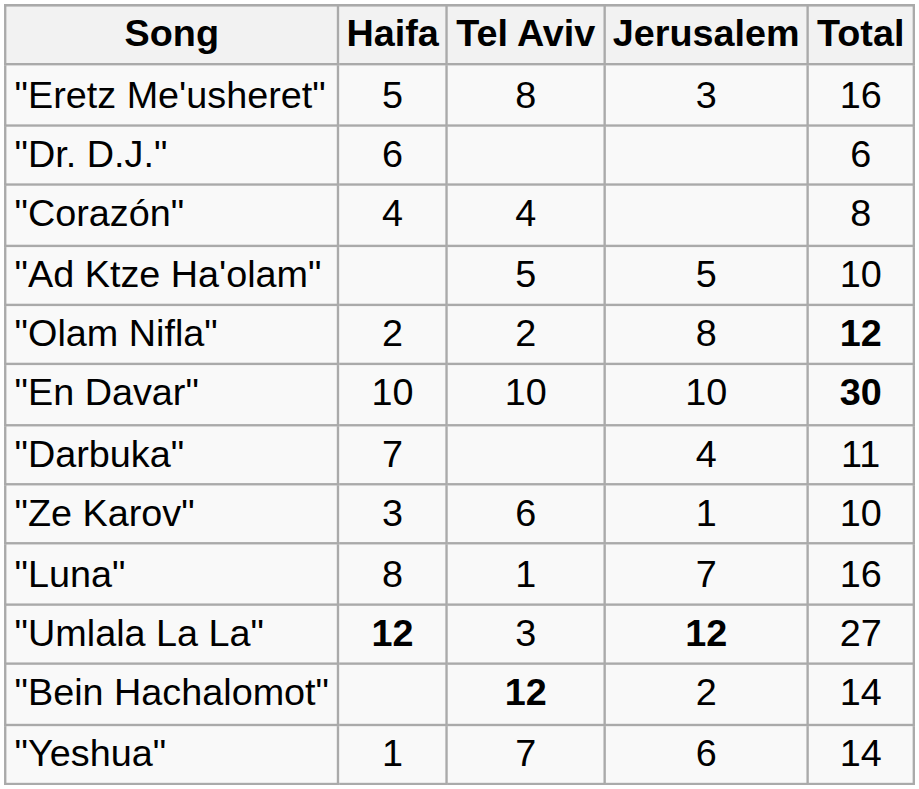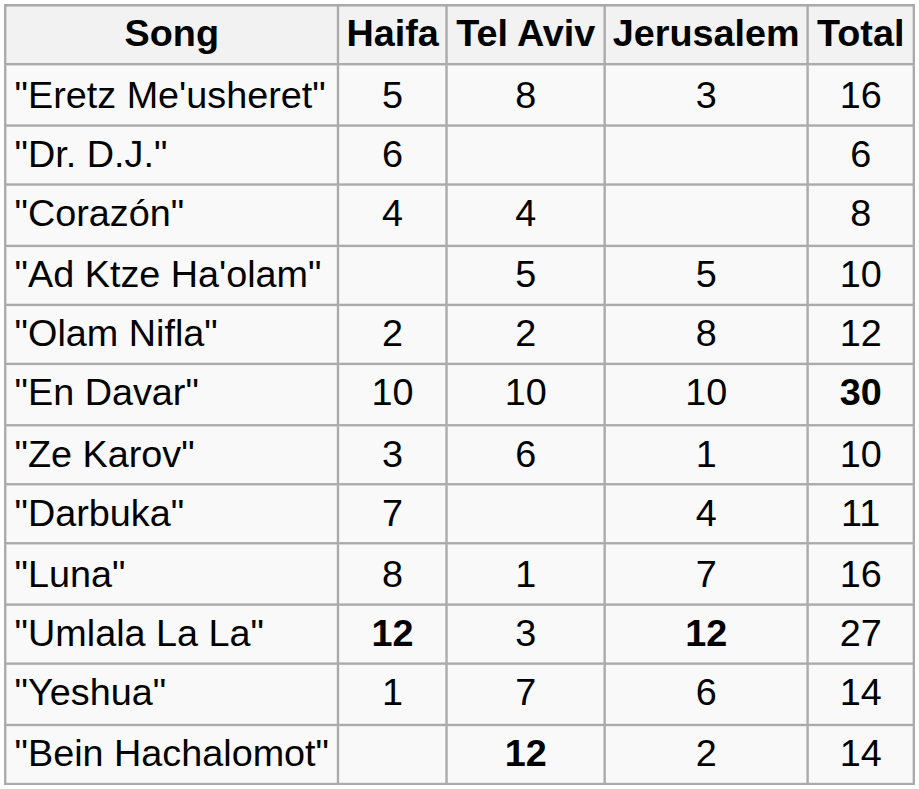(861, 333) bold -> (861, 333) normal
rows swapped: (99, 453) <-> (105, 513)
rows swapped: (90, 753) <-> (172, 693)
